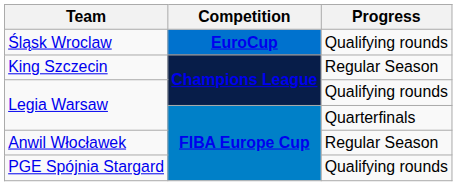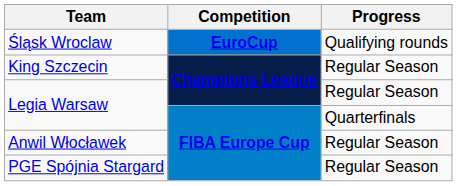(386, 92) Qualifying rounds -> (381, 92) Regular Season
(386, 167) Qualifying rounds -> (381, 167) Regular Season
